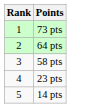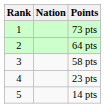+ column: (51, 12)
